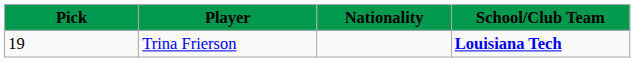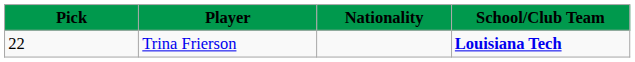(17, 43) 19 -> (17, 43) 22
